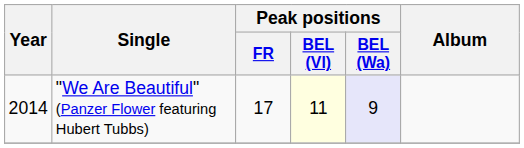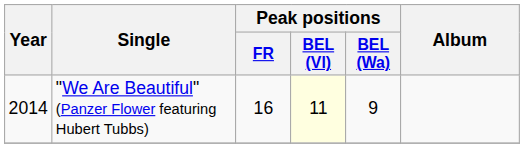(263, 108) 17 -> (263, 108) 16
(373, 108) lavender background -> (373, 108) no background
